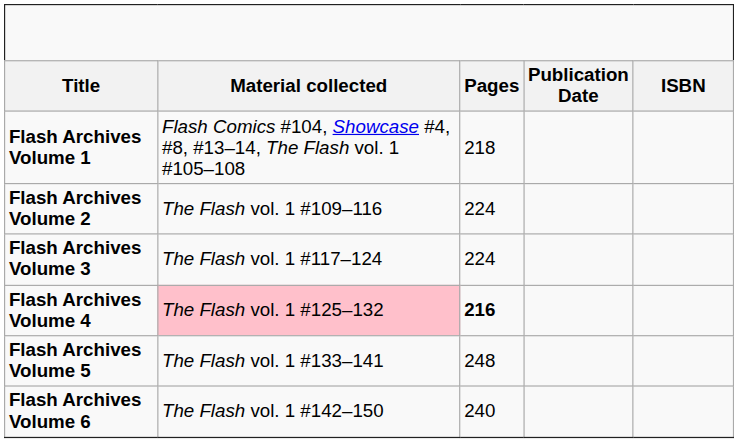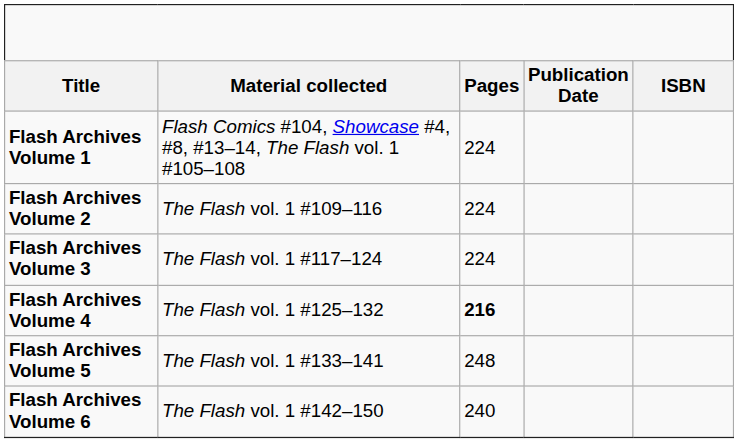(480, 147) 218 -> (480, 147) 224
(273, 310) pink background -> (273, 310) no background
